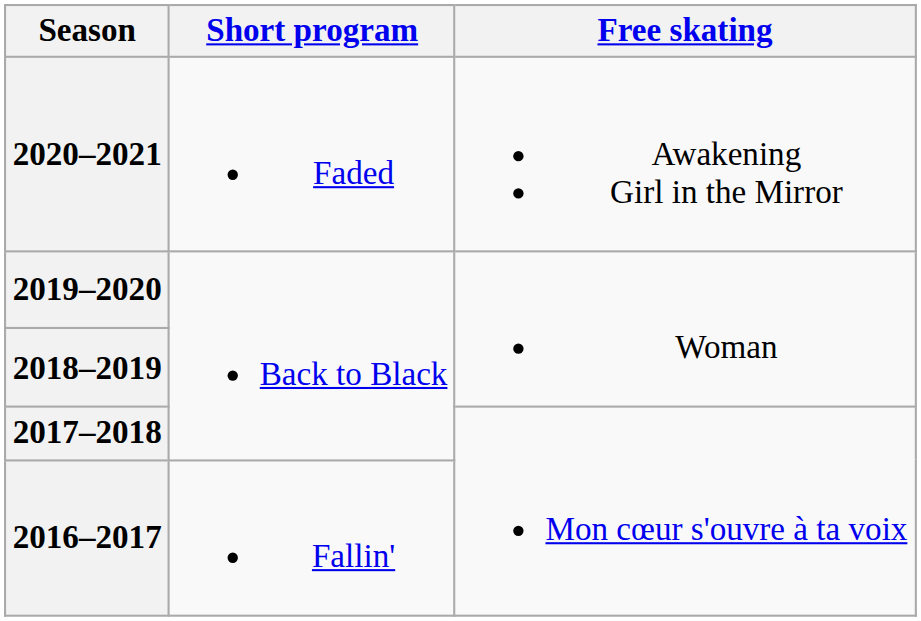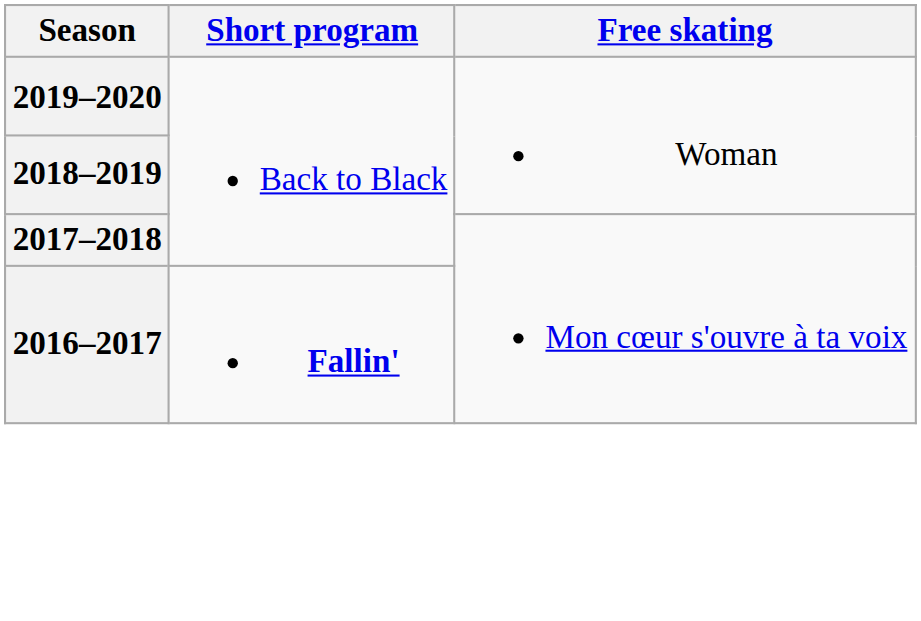- row: (87, 153)
(312, 556) normal -> (312, 363) bold
